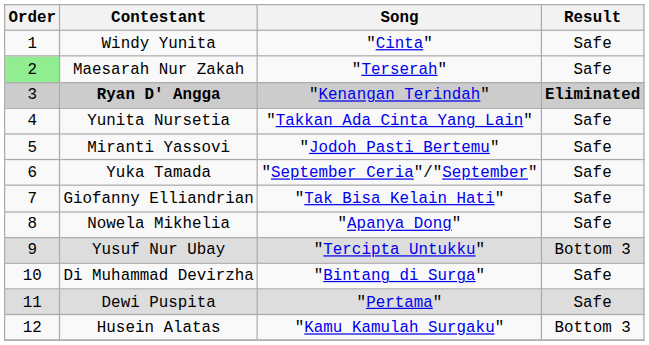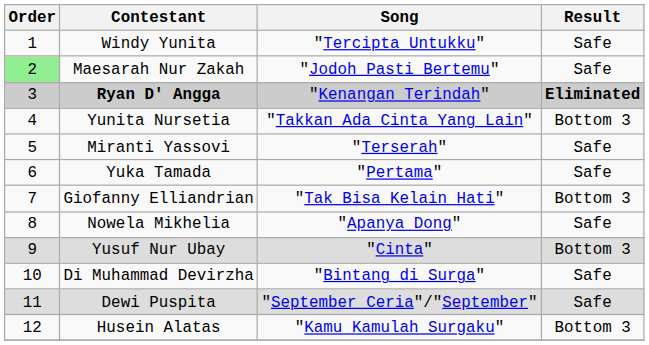(399, 43) "Cinta" -> (399, 43) "Tercipta Untukku"
(399, 69) "Terserah" -> (399, 69) "Jodoh Pasti Bertemu"
(593, 121) Safe -> (593, 121) Bottom 3
(399, 147) "Jodoh Pasti Bertemu" -> (399, 147) "Terserah"
(399, 173) "September Ceria"/"September" -> (399, 173) "Pertama"
(593, 198) Safe -> (593, 198) Bottom 3
(399, 250) "Tercipta Untukku" -> (399, 250) "Cinta"
(399, 302) "Pertama" -> (399, 302) "September Ceria"/"September"
